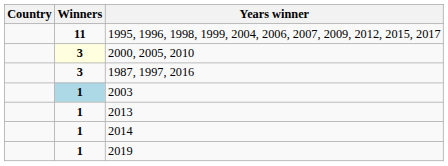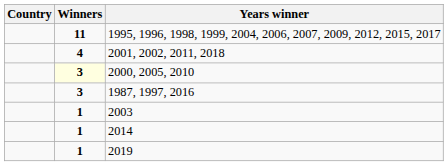+ row: (166, 53)
(80, 92) lightblue background -> (80, 111) no background
- row: (120, 111)
